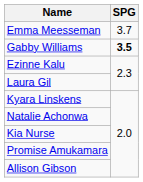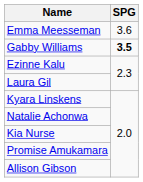(124, 30) 3.7 -> (124, 30) 3.6
